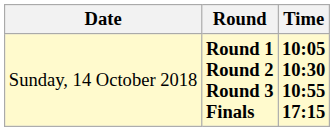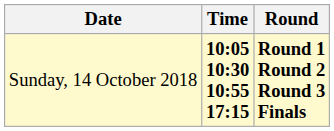columns swapped: (304, 19) <-> (240, 19)
